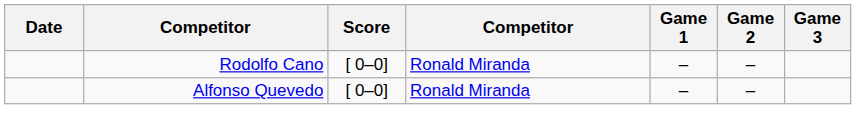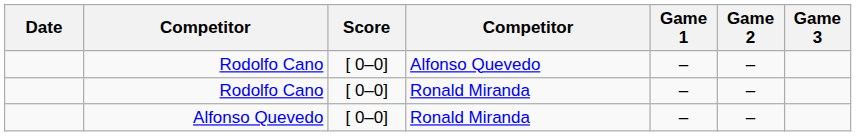+ row: (271, 64)
